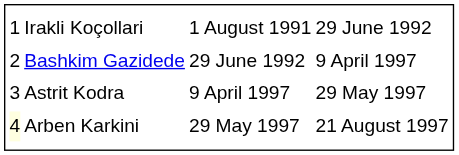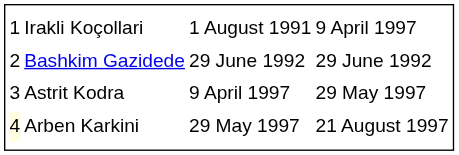(374, 27) 29 June 1992 -> (366, 27) 9 April 1997
(366, 60) 9 April 1997 -> (374, 60) 29 June 1992
